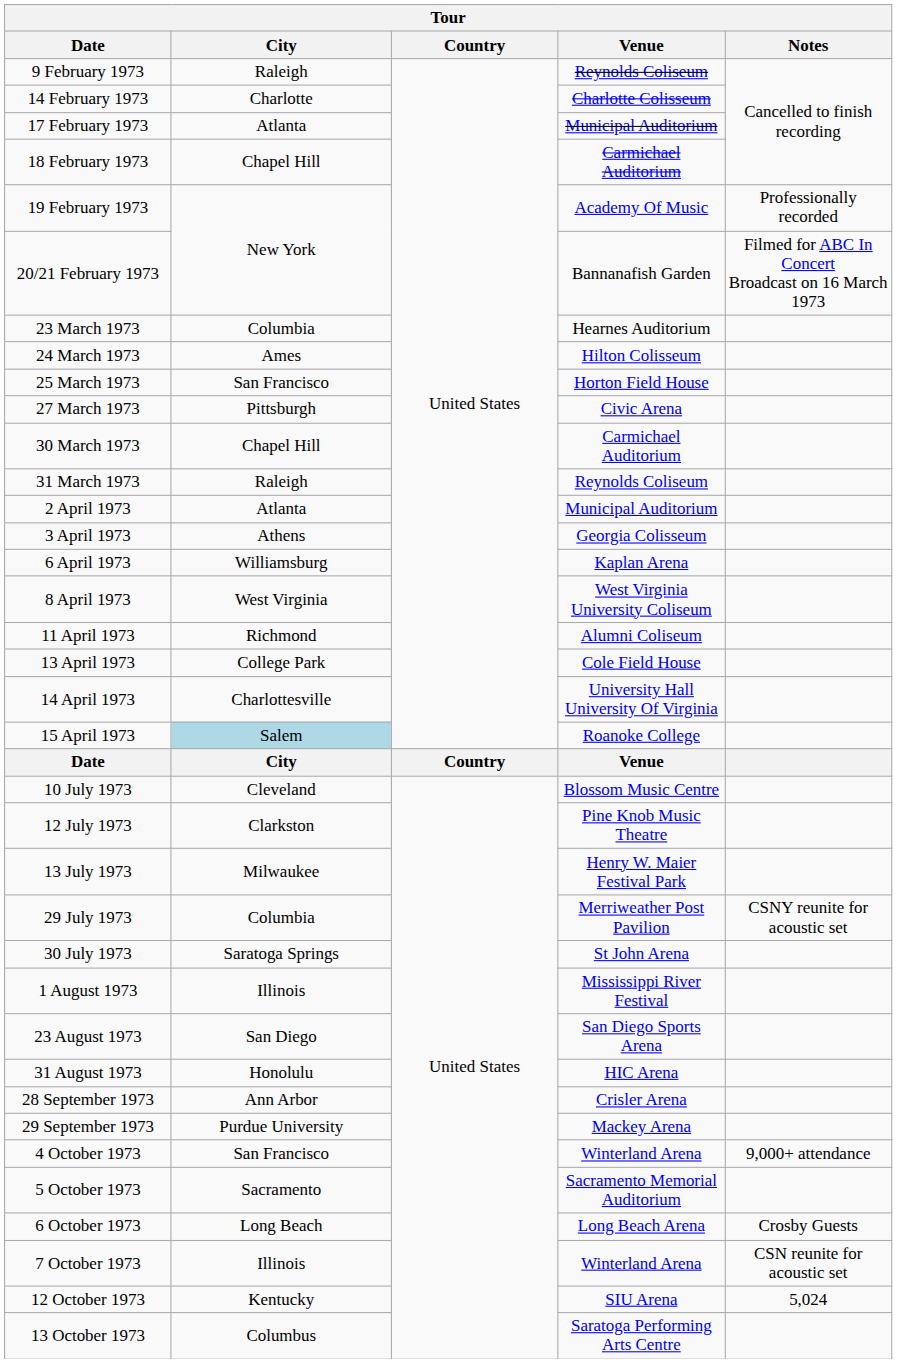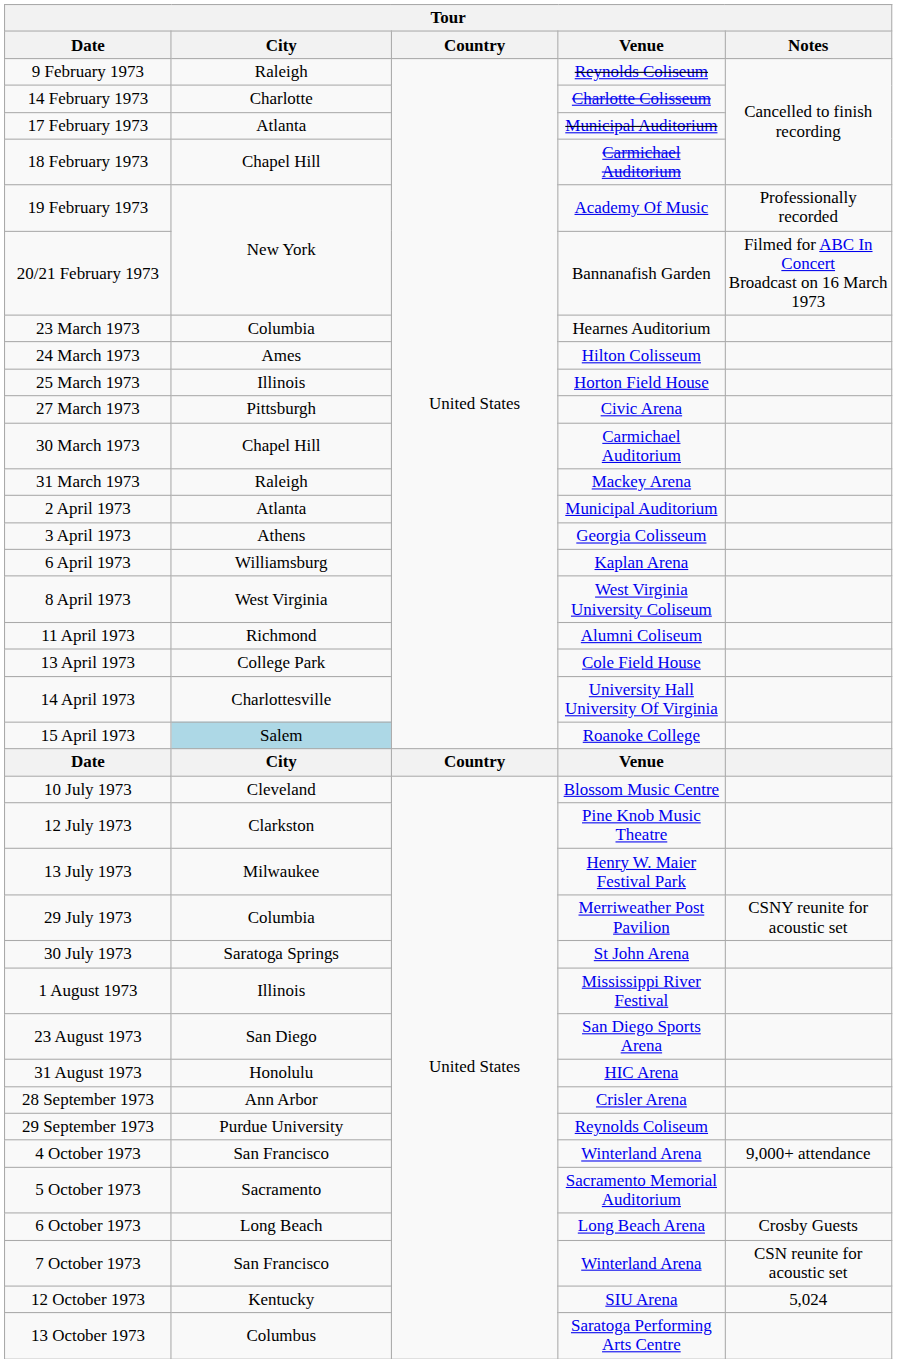(281, 382) San Francisco -> (281, 382) Illinois
(641, 482) Reynolds Coliseum -> (641, 482) Mackey Arena
(641, 1126) Mackey Arena -> (641, 1126) Reynolds Coliseum
(281, 1262) Illinois -> (281, 1262) San Francisco
